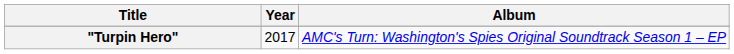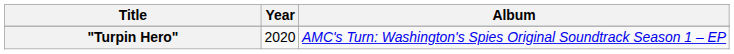(280, 37) 2017 -> (280, 37) 2020
